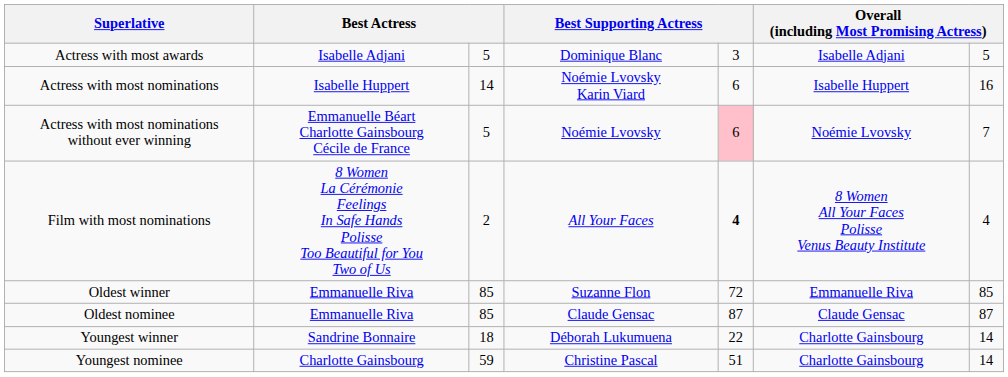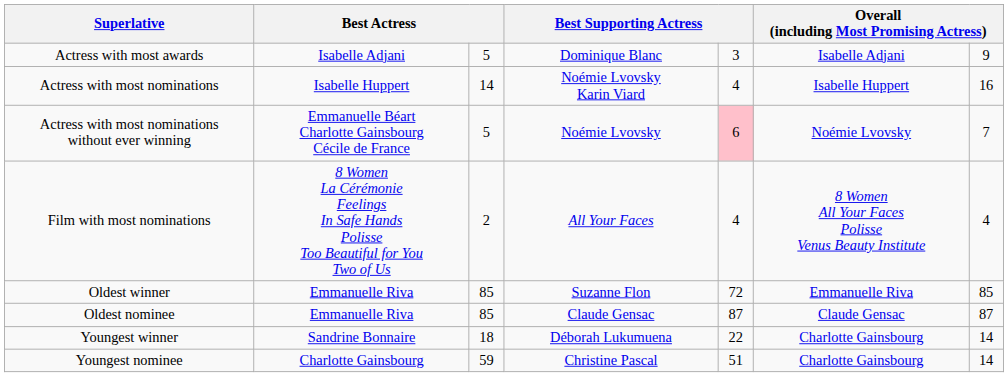(986, 54) 5 -> (986, 54) 9
(736, 85) 6 -> (736, 85) 4
(736, 220) bold -> (736, 220) normal
